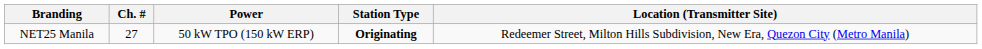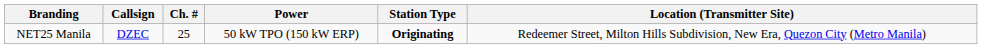+ column: (133, 14)
(132, 33) 27 -> (184, 33) 25
